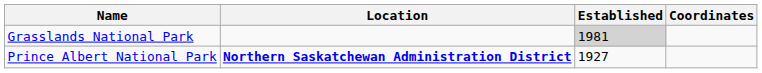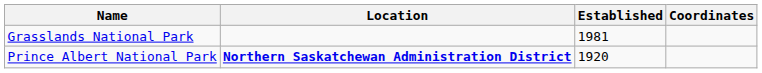(593, 36) lightgrey background -> (593, 36) no background
(593, 57) 1927 -> (593, 57) 1920
